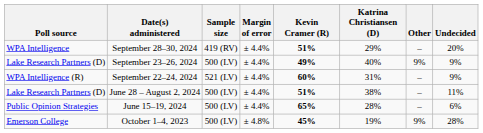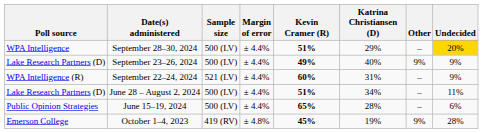(221, 48) 419 (RV) -> (221, 48) 500 (LV)
(455, 48) no background -> (455, 48) gold background
(373, 92) 38% -> (373, 92) 34%
(221, 121) 500 (LV) -> (221, 121) 419 (RV)
